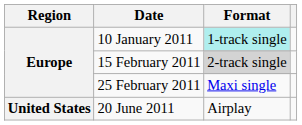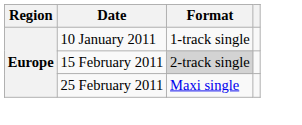(247, 39) paleturquoise background -> (210, 39) no background
- row: (136, 108)
